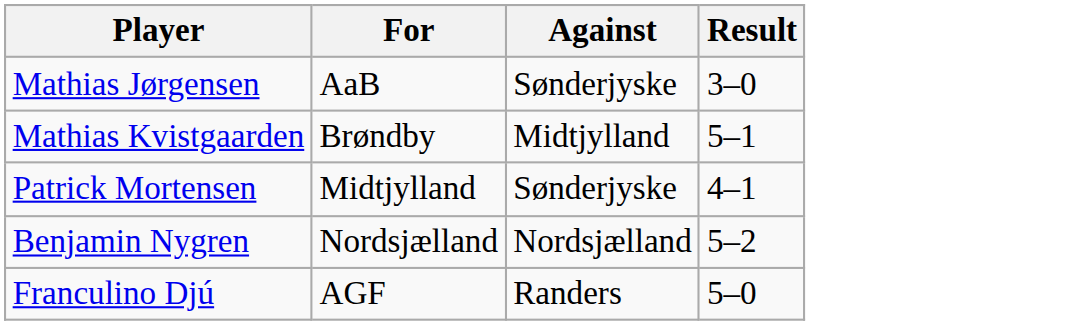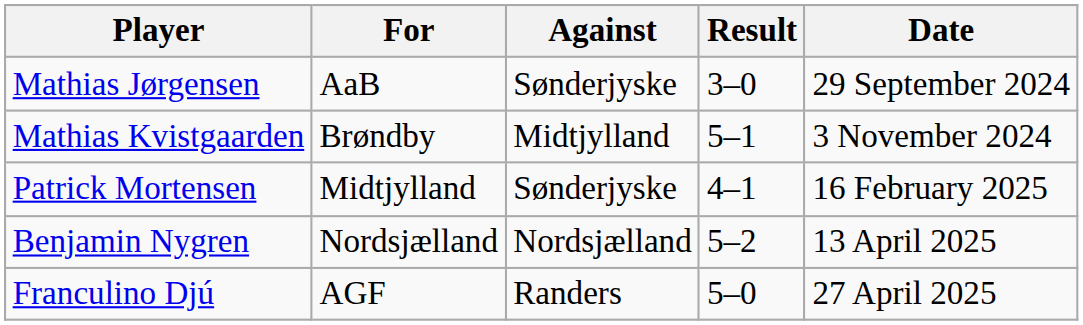+ column: (941, 30)
